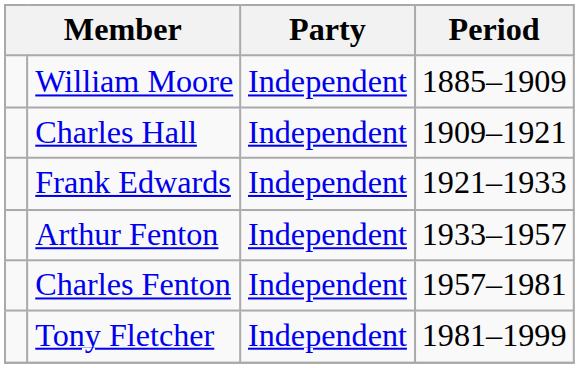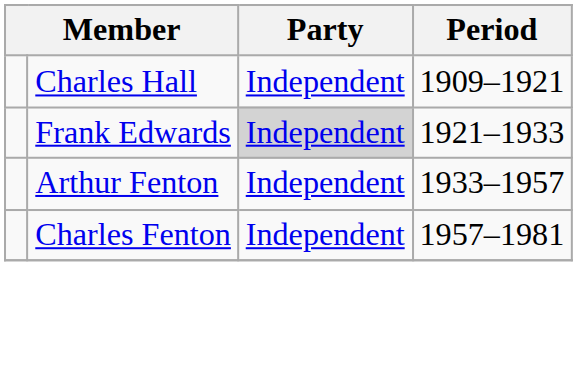- row: (134, 81)
(327, 183) no background -> (325, 132) lightgrey background
- row: (125, 336)
